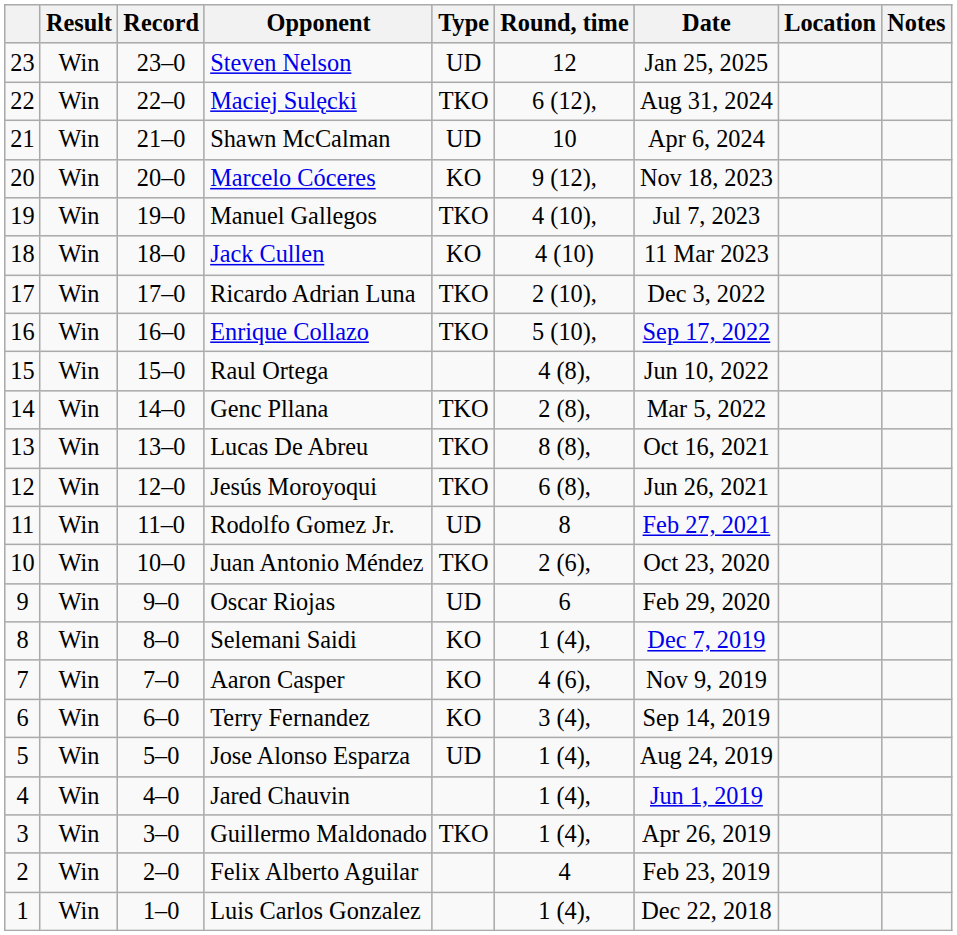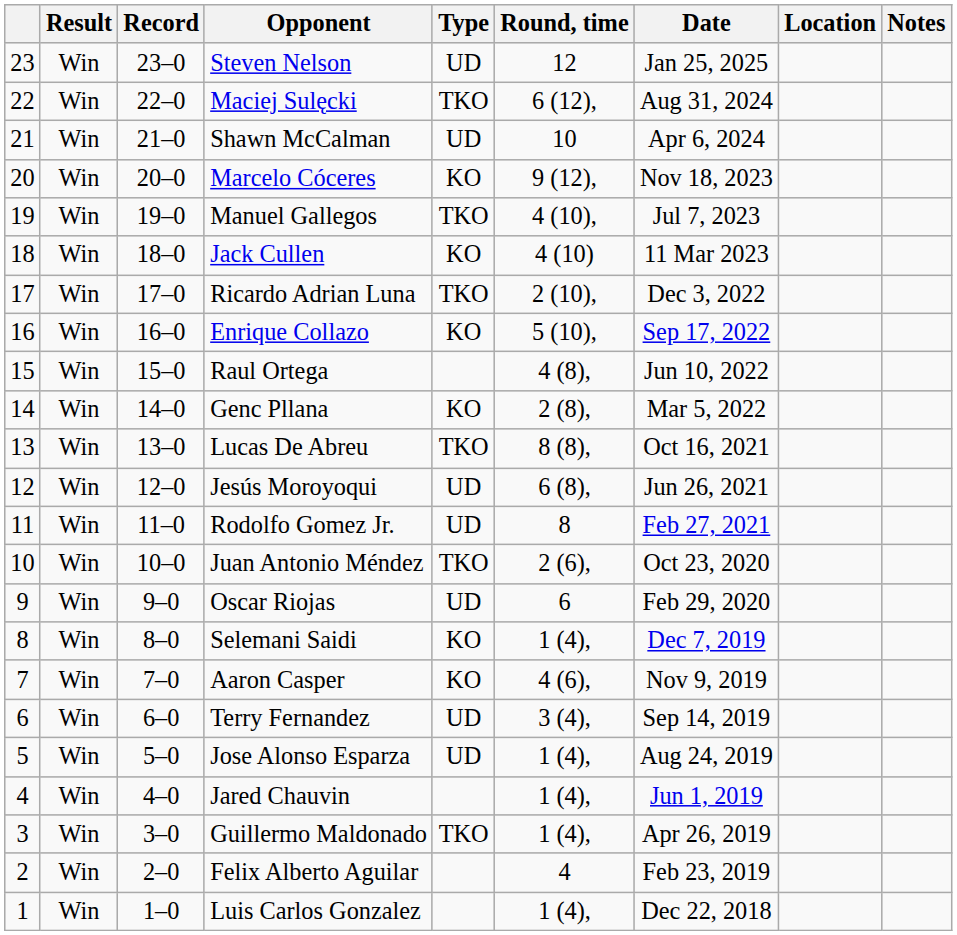(464, 332) TKO -> (464, 332) KO
(464, 409) TKO -> (464, 409) KO
(464, 486) TKO -> (464, 486) UD
(464, 718) KO -> (464, 718) UD
